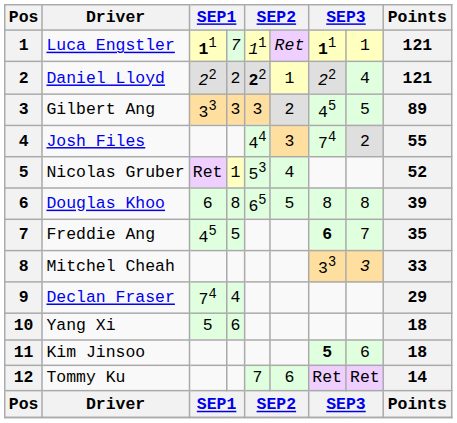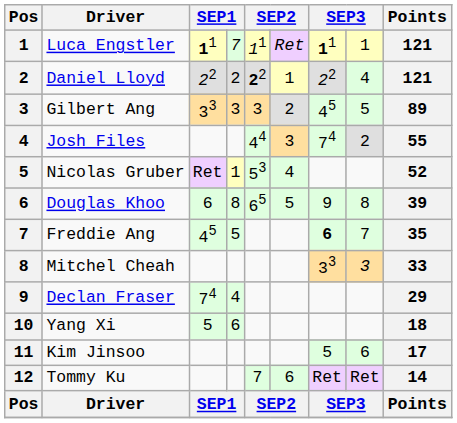(327, 203) 8 -> (327, 203) 9
(327, 352) bold -> (327, 352) normal
(417, 352) 18 -> (417, 352) 17
